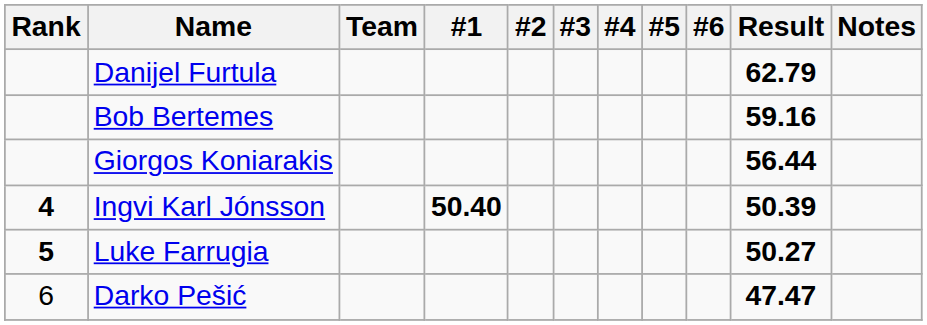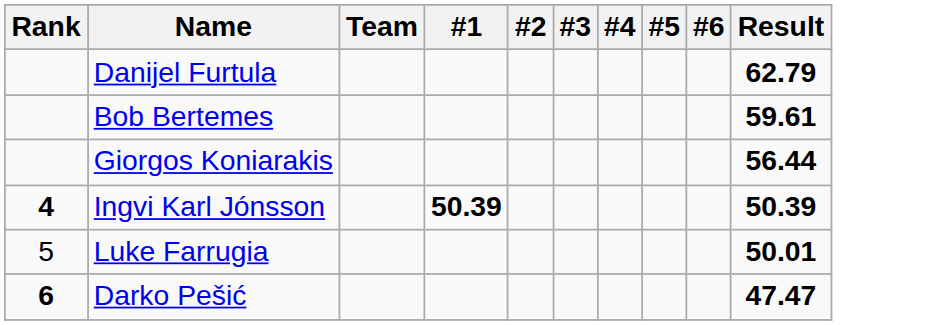- column: (877, 26)
(781, 116) 59.16 -> (781, 116) 59.61
(466, 206) 50.40 -> (466, 206) 50.39
(46, 251) bold -> (46, 251) normal
(781, 251) 50.27 -> (781, 251) 50.01
(46, 296) normal -> (46, 296) bold
